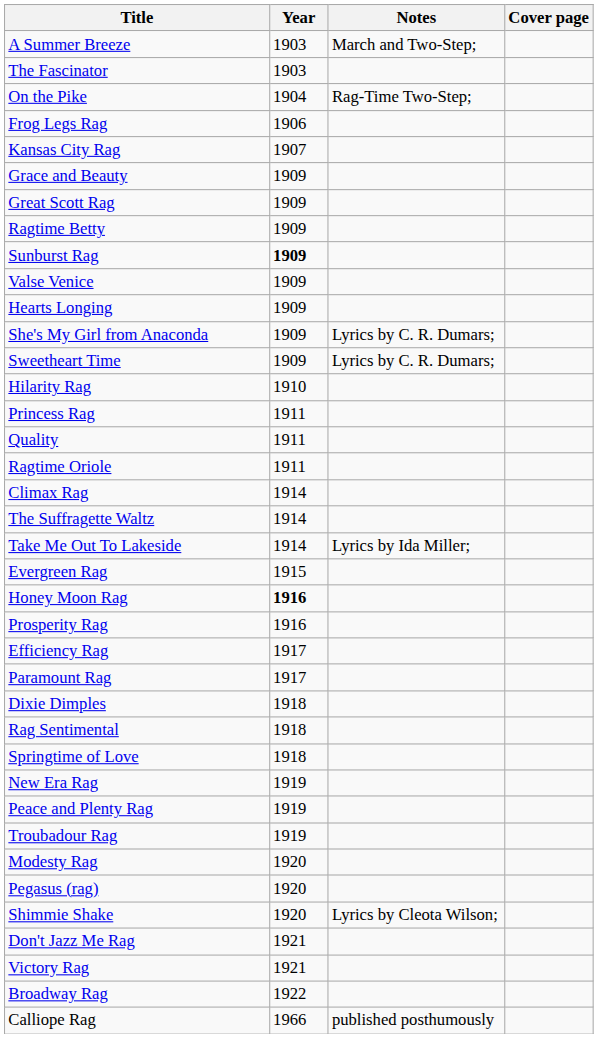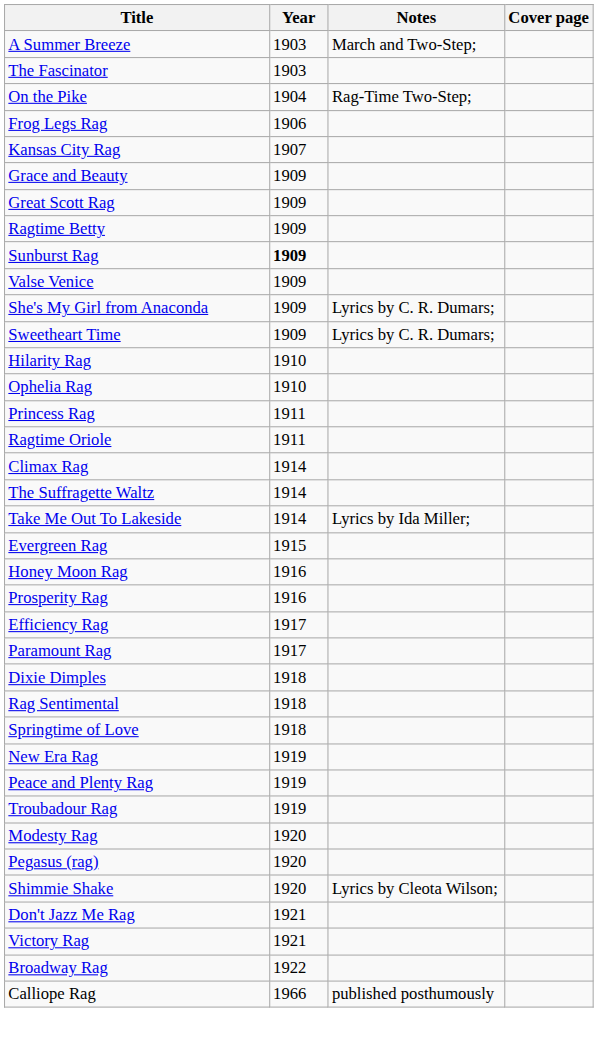- row: (60, 307)
+ row: (50, 387)
- row: (33, 439)
(290, 598) bold -> (290, 571) normal
